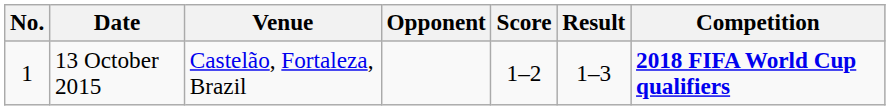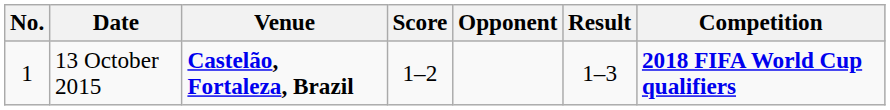columns swapped: (436, 22) <-> (524, 22)
(282, 72) normal -> (271, 72) bold
